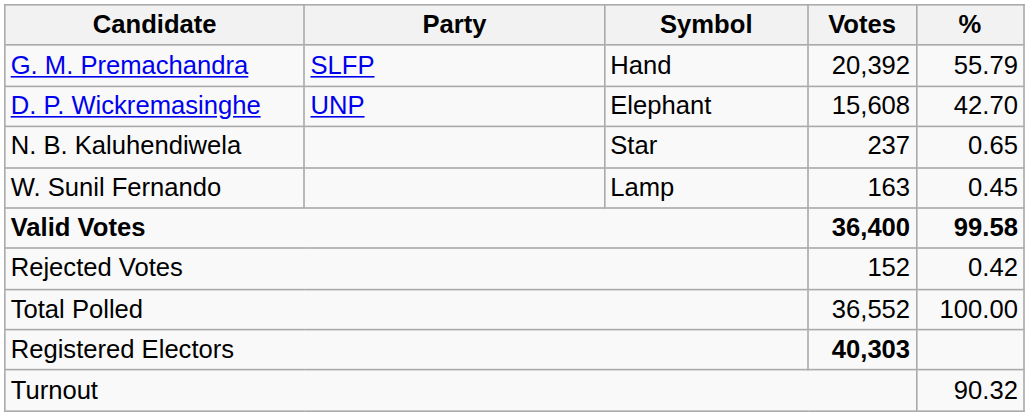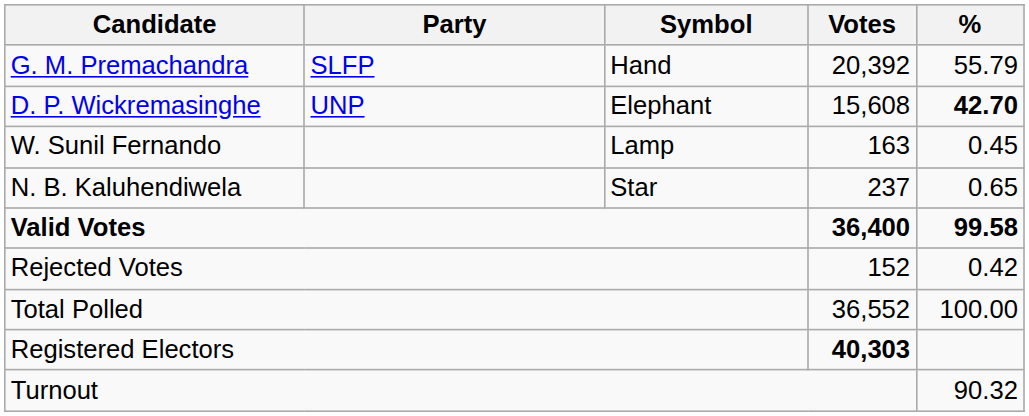(986, 106) normal -> (986, 106) bold
rows swapped: (126, 146) <-> (116, 187)
